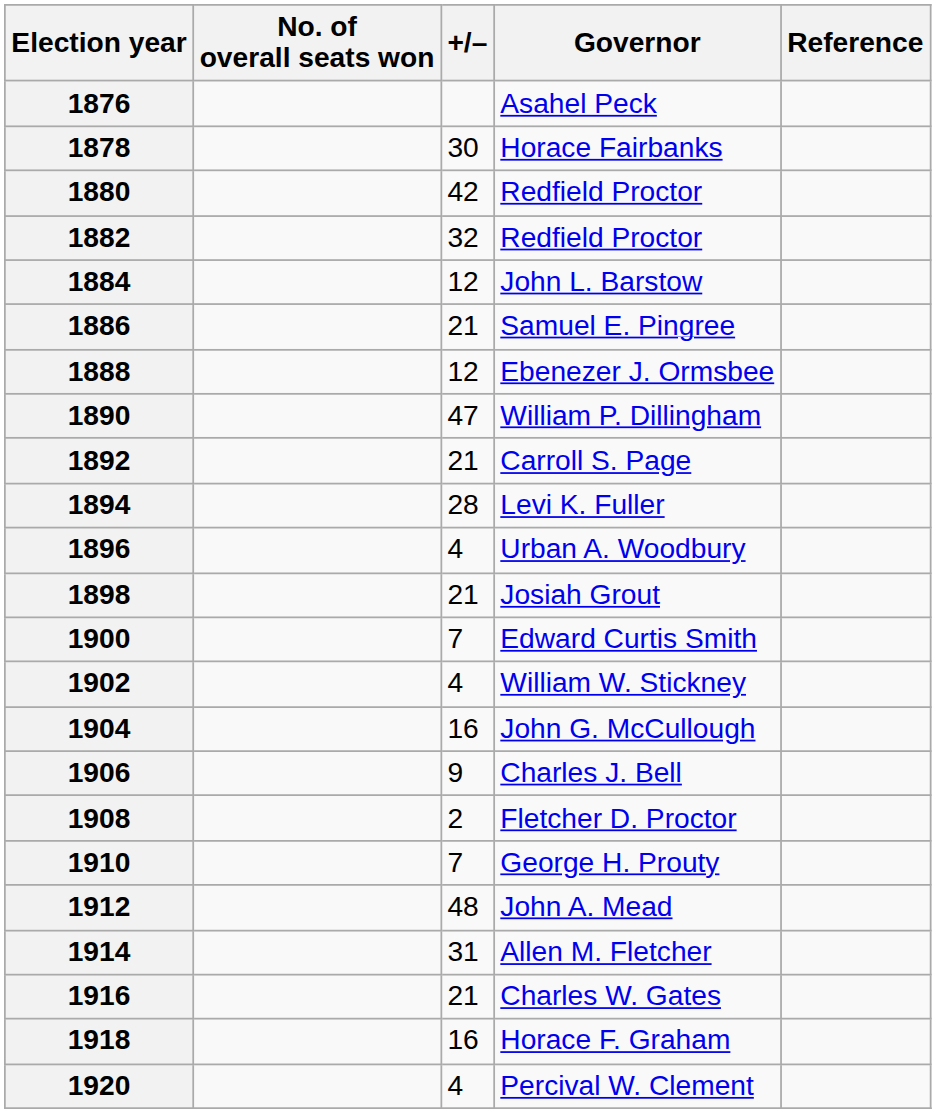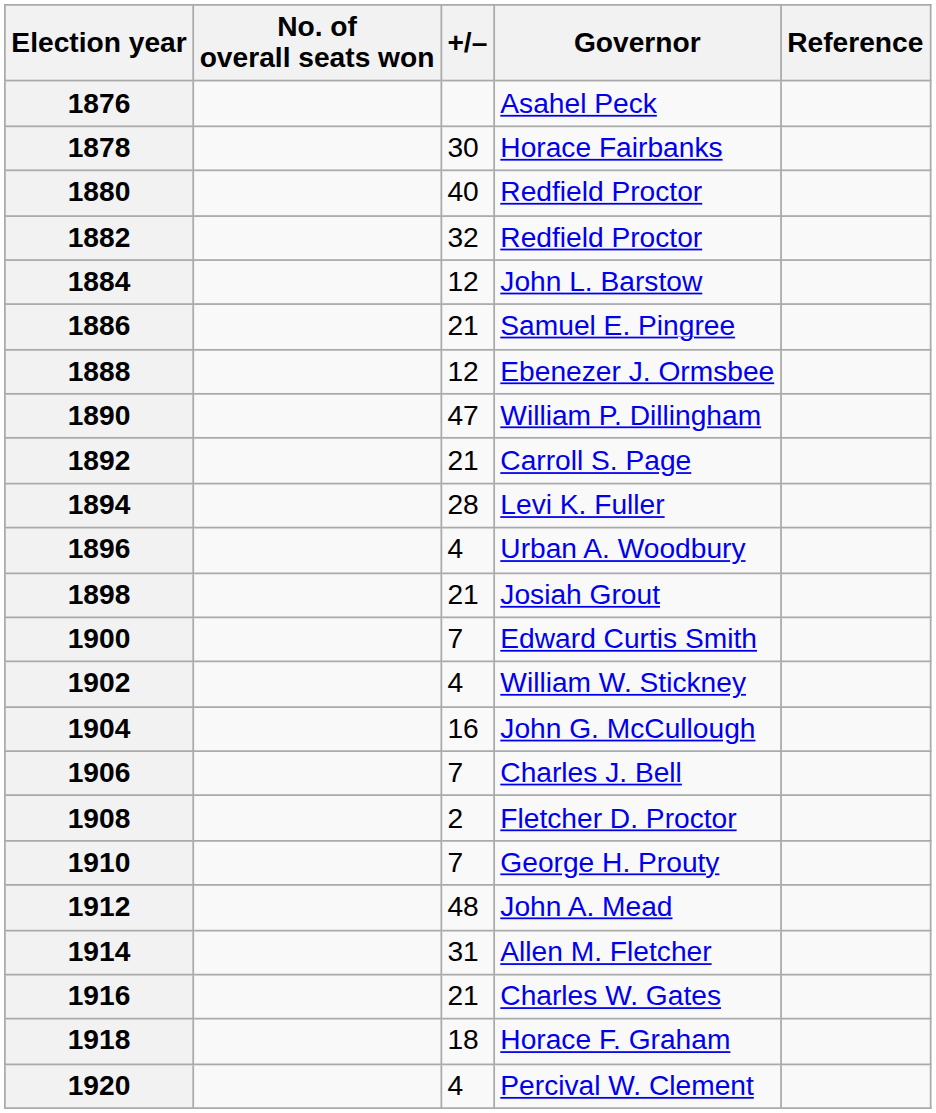(463, 192) 42 -> (463, 192) 40
(455, 773) 9 -> (455, 773) 7
(463, 1041) 16 -> (463, 1041) 18
